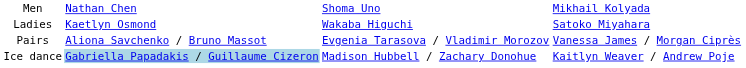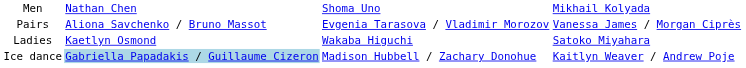rows swapped: (33, 24) <-> (33, 40)
